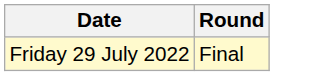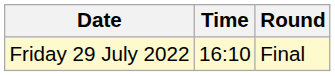+ column: (225, 20)
